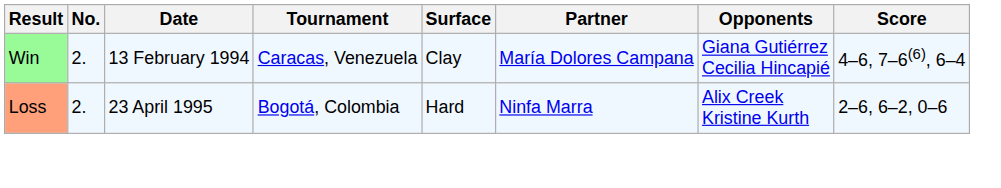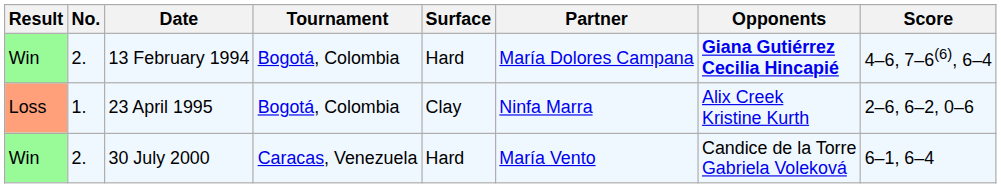(337, 57) Caracas, Venezuela -> (329, 57) Bogotá, Colombia
(443, 57) Clay -> (445, 57) Hard
(766, 57) normal -> (770, 57) bold
(79, 107) 2. -> (79, 107) 1.
(445, 107) Hard -> (443, 107) Clay
+ row: (159, 157)
